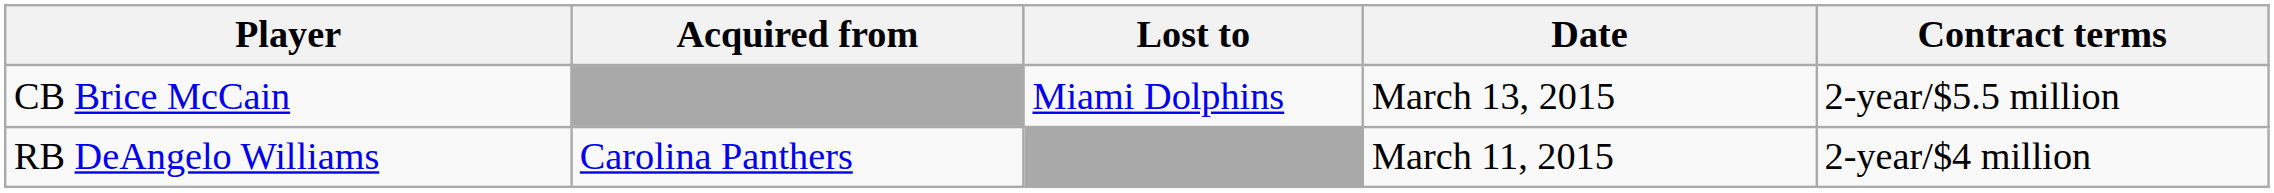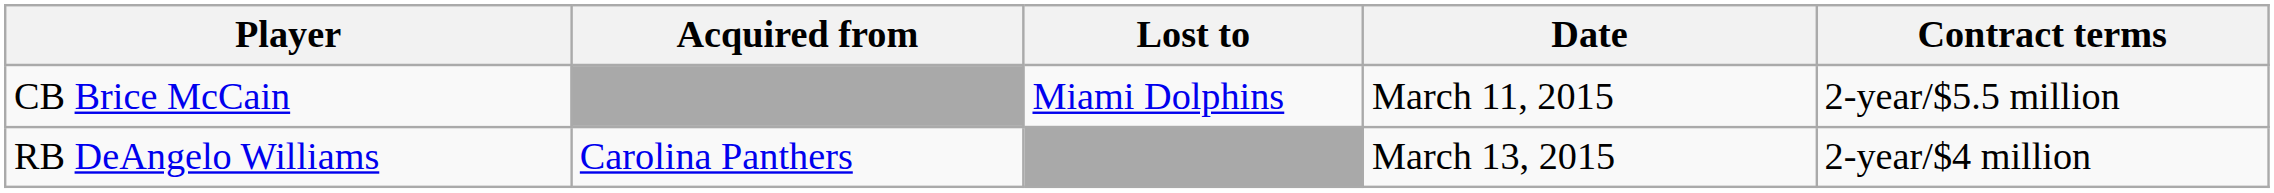(1494, 95) March 13, 2015 -> (1493, 95) March 11, 2015
(1493, 156) March 11, 2015 -> (1494, 156) March 13, 2015
